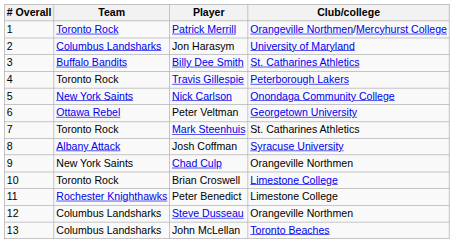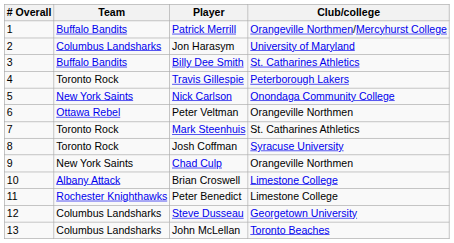(87, 29) Toronto Rock -> (92, 29) Buffalo Bandits
(304, 113) Georgetown University -> (302, 113) Orangeville Northmen
(88, 146) Albany Attack -> (87, 146) Toronto Rock
(87, 180) Toronto Rock -> (88, 180) Albany Attack
(302, 213) Orangeville Northmen -> (304, 213) Georgetown University
